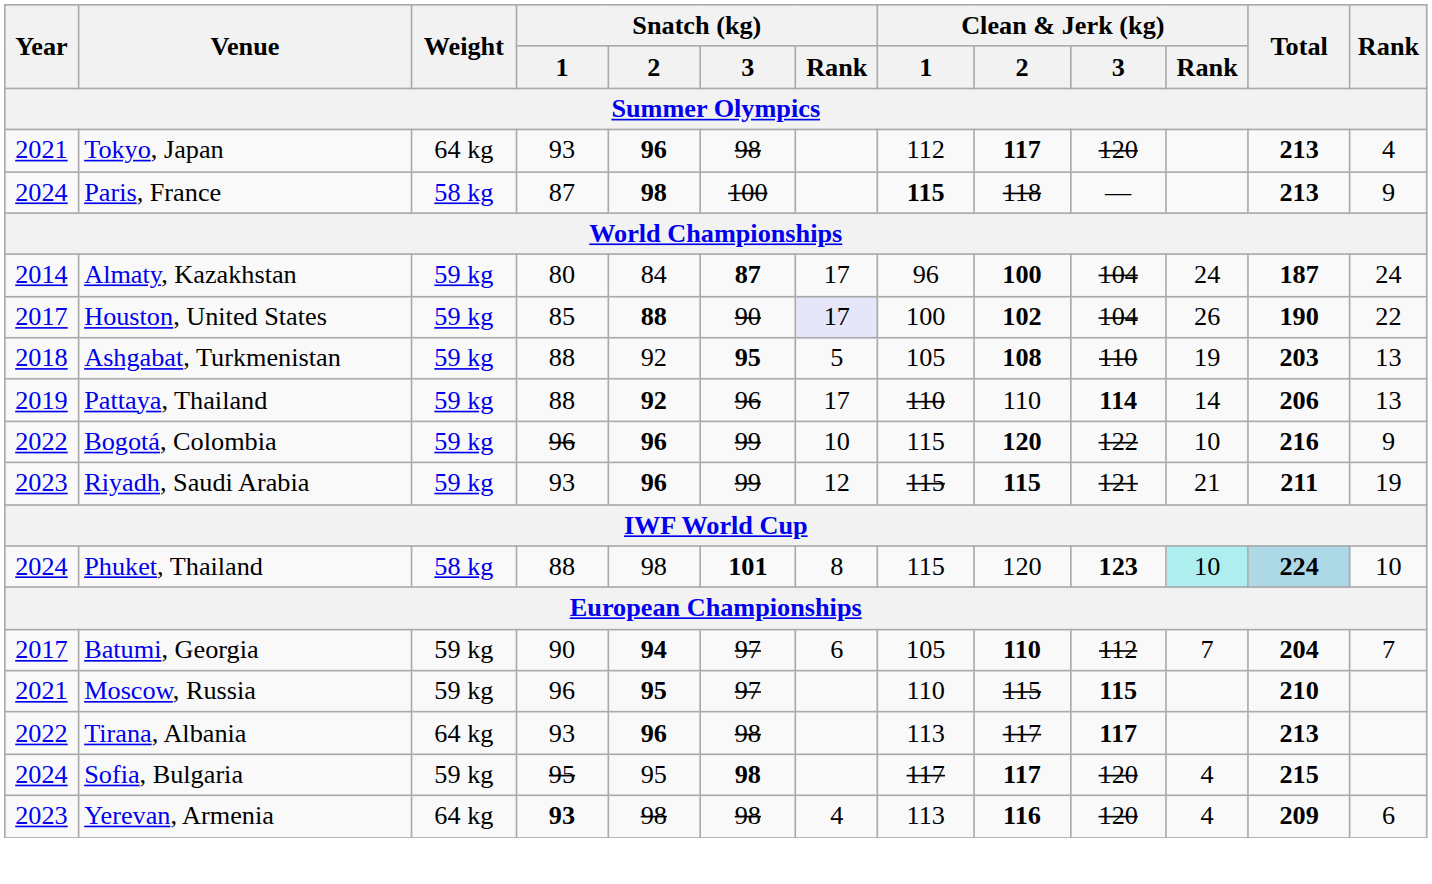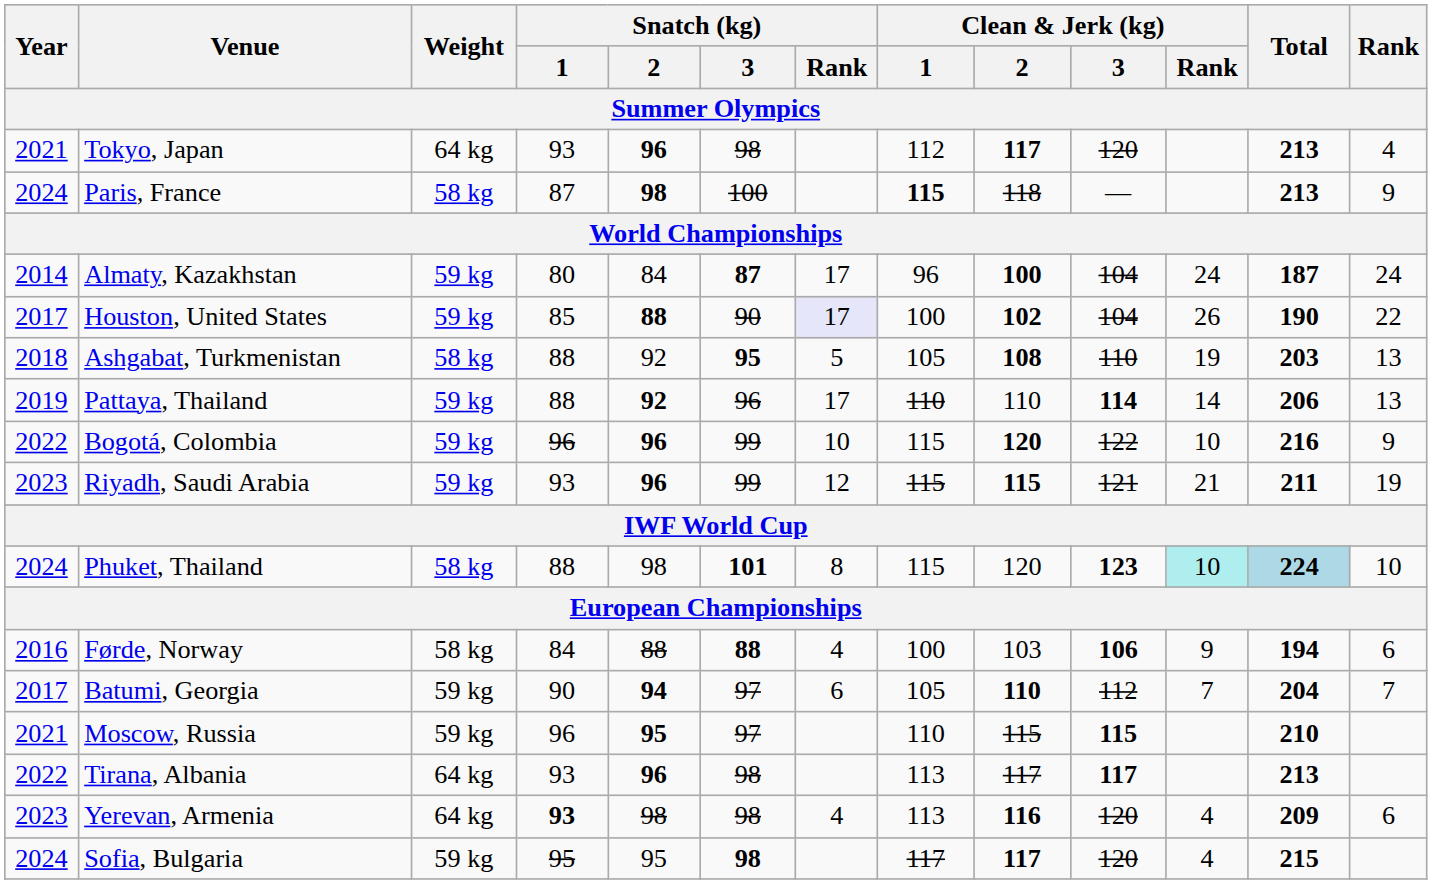(464, 358) 59 kg -> (464, 358) 58 kg
+ row: (164, 649)
rows swapped: (179, 815) <-> (164, 774)
